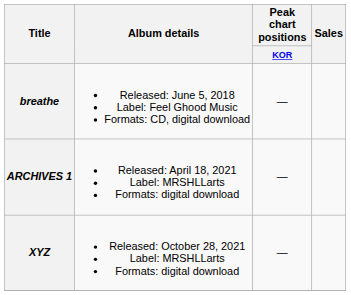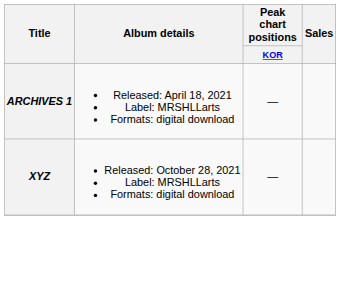- row: (39, 101)
